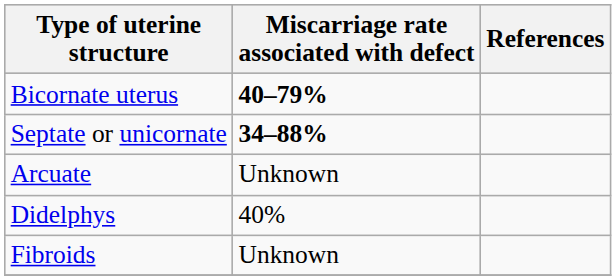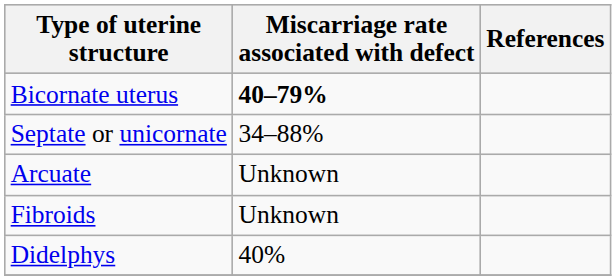(283, 133) bold -> (281, 133) normal
rows swapped: (63, 214) <-> (53, 255)
